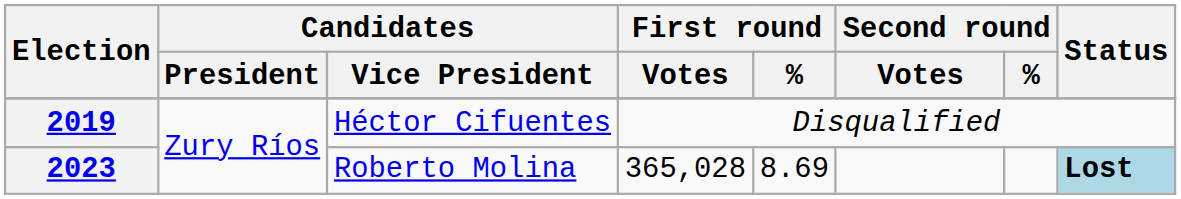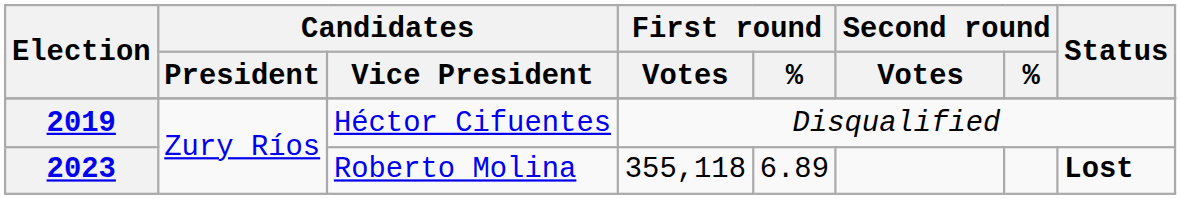(685, 170) 365,028 -> (685, 170) 355,118
(794, 170) 8.69 -> (794, 170) 6.89
(1099, 170) lightblue background -> (1099, 170) no background
